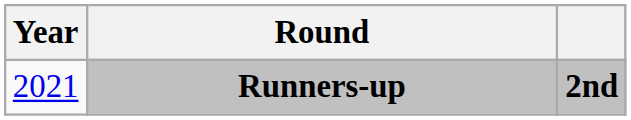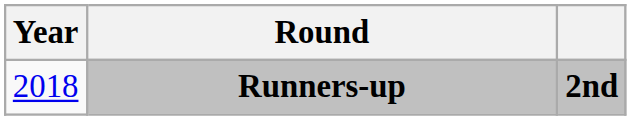(46, 86) 2021 -> (46, 86) 2018
